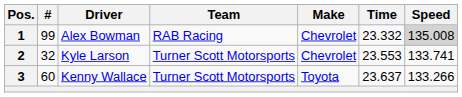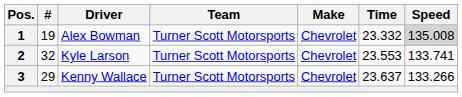(48, 35) 99 -> (48, 35) 19
(188, 35) RAB Racing -> (224, 35) Turner Scott Motorsports
(48, 76) 60 -> (48, 76) 29
(320, 76) Toyota -> (329, 76) Chevrolet
